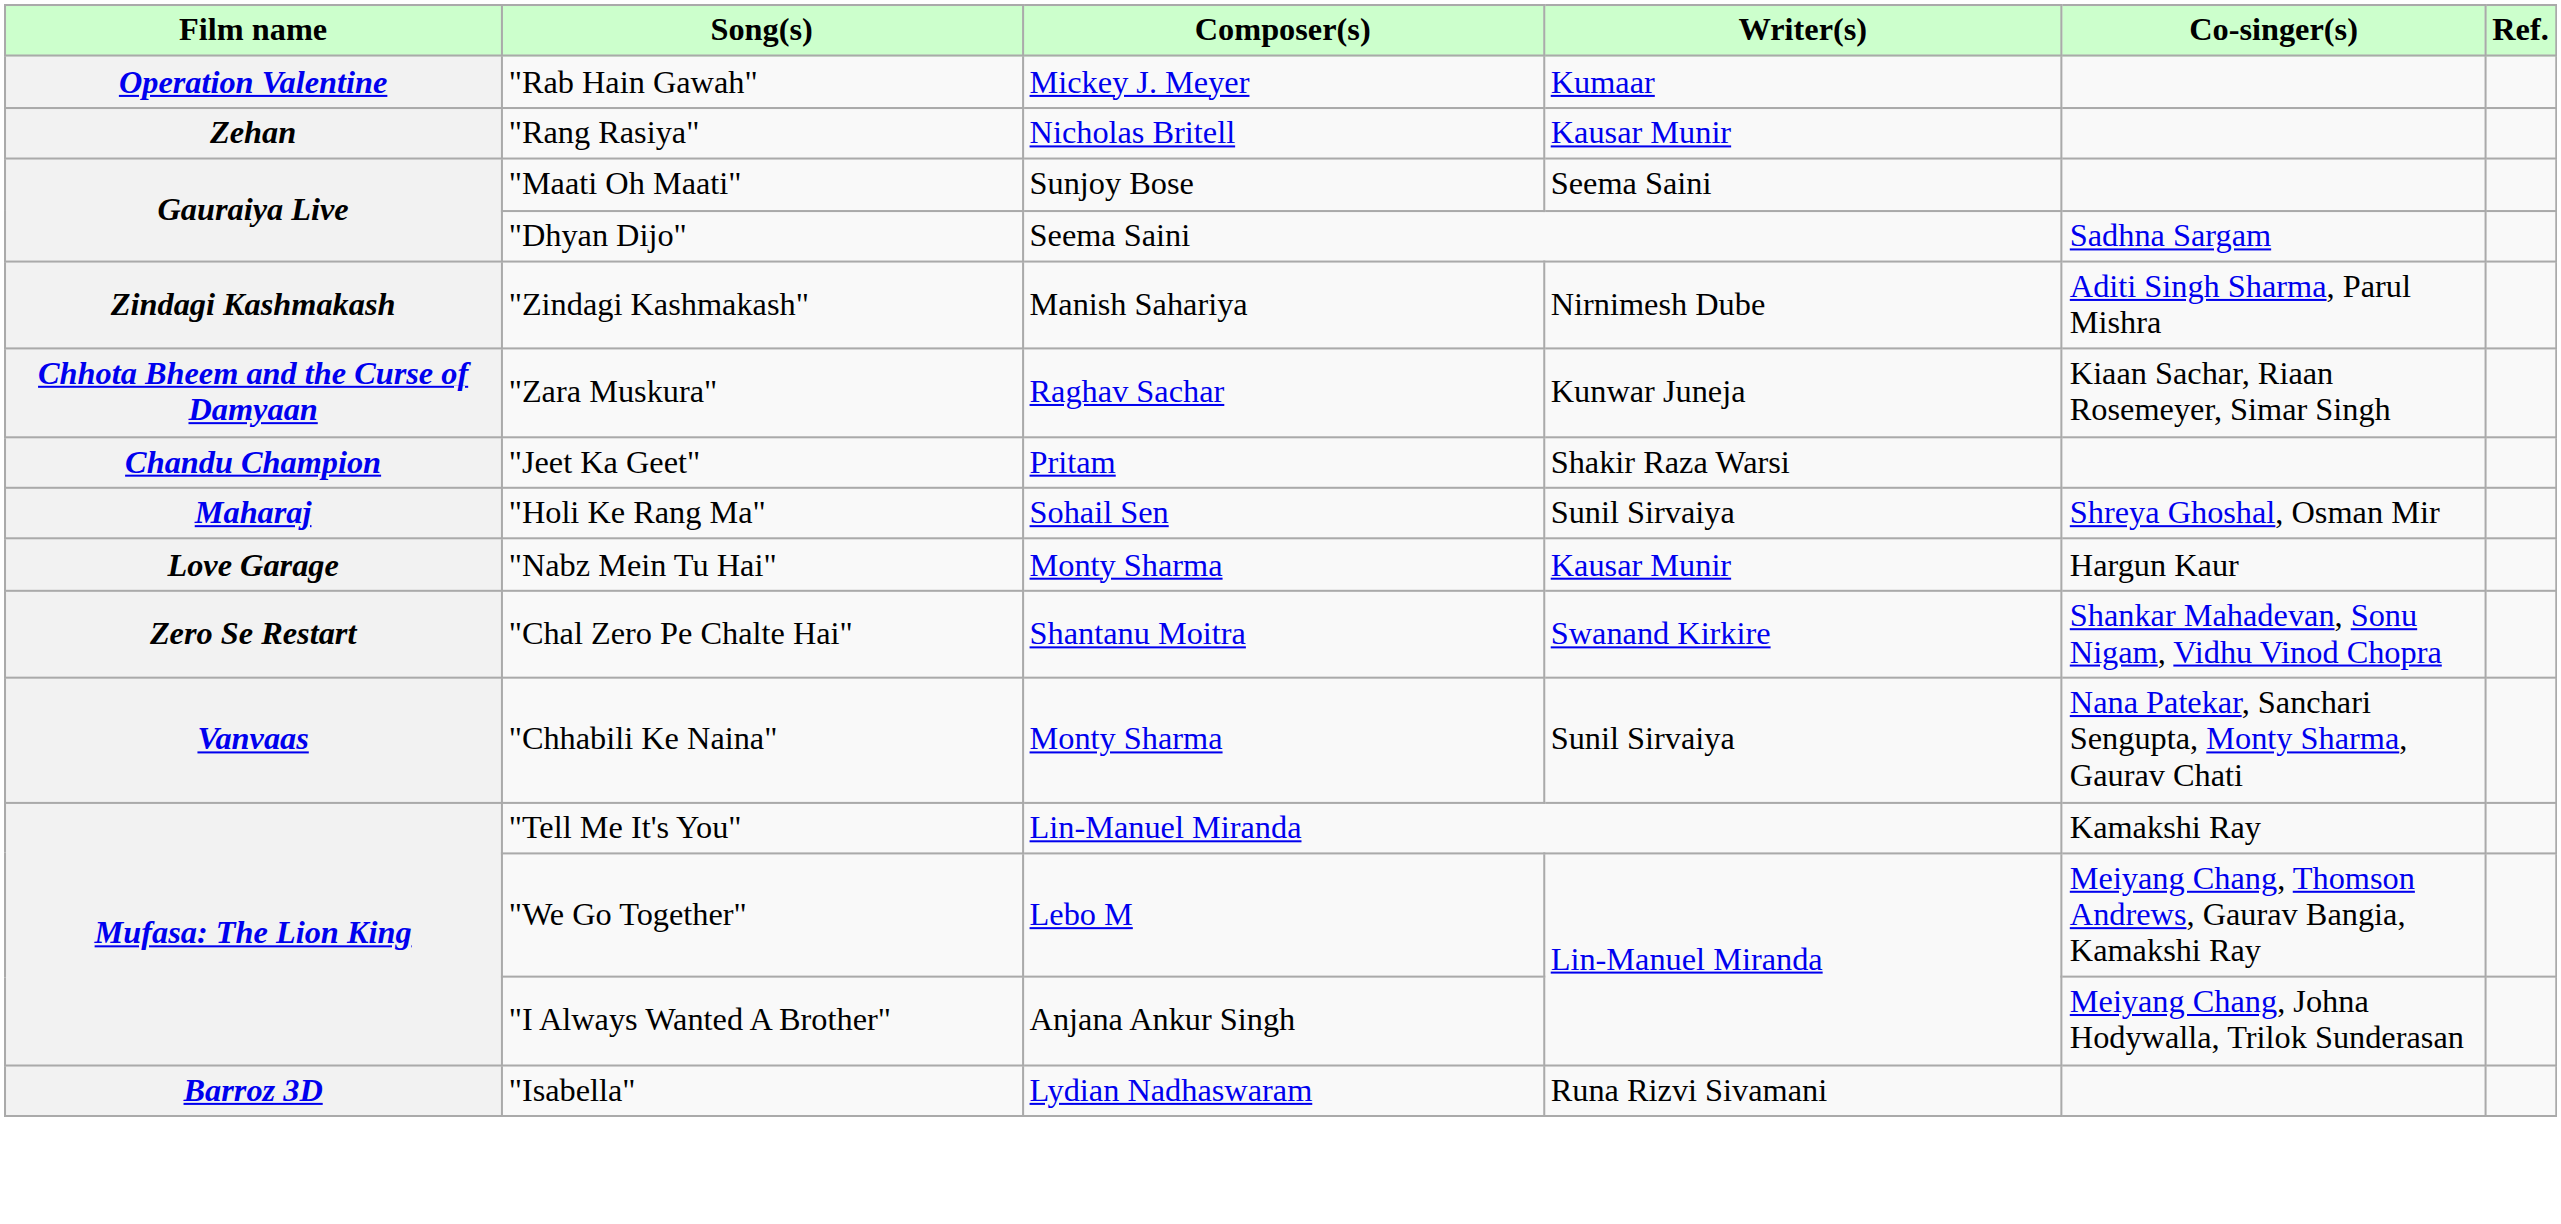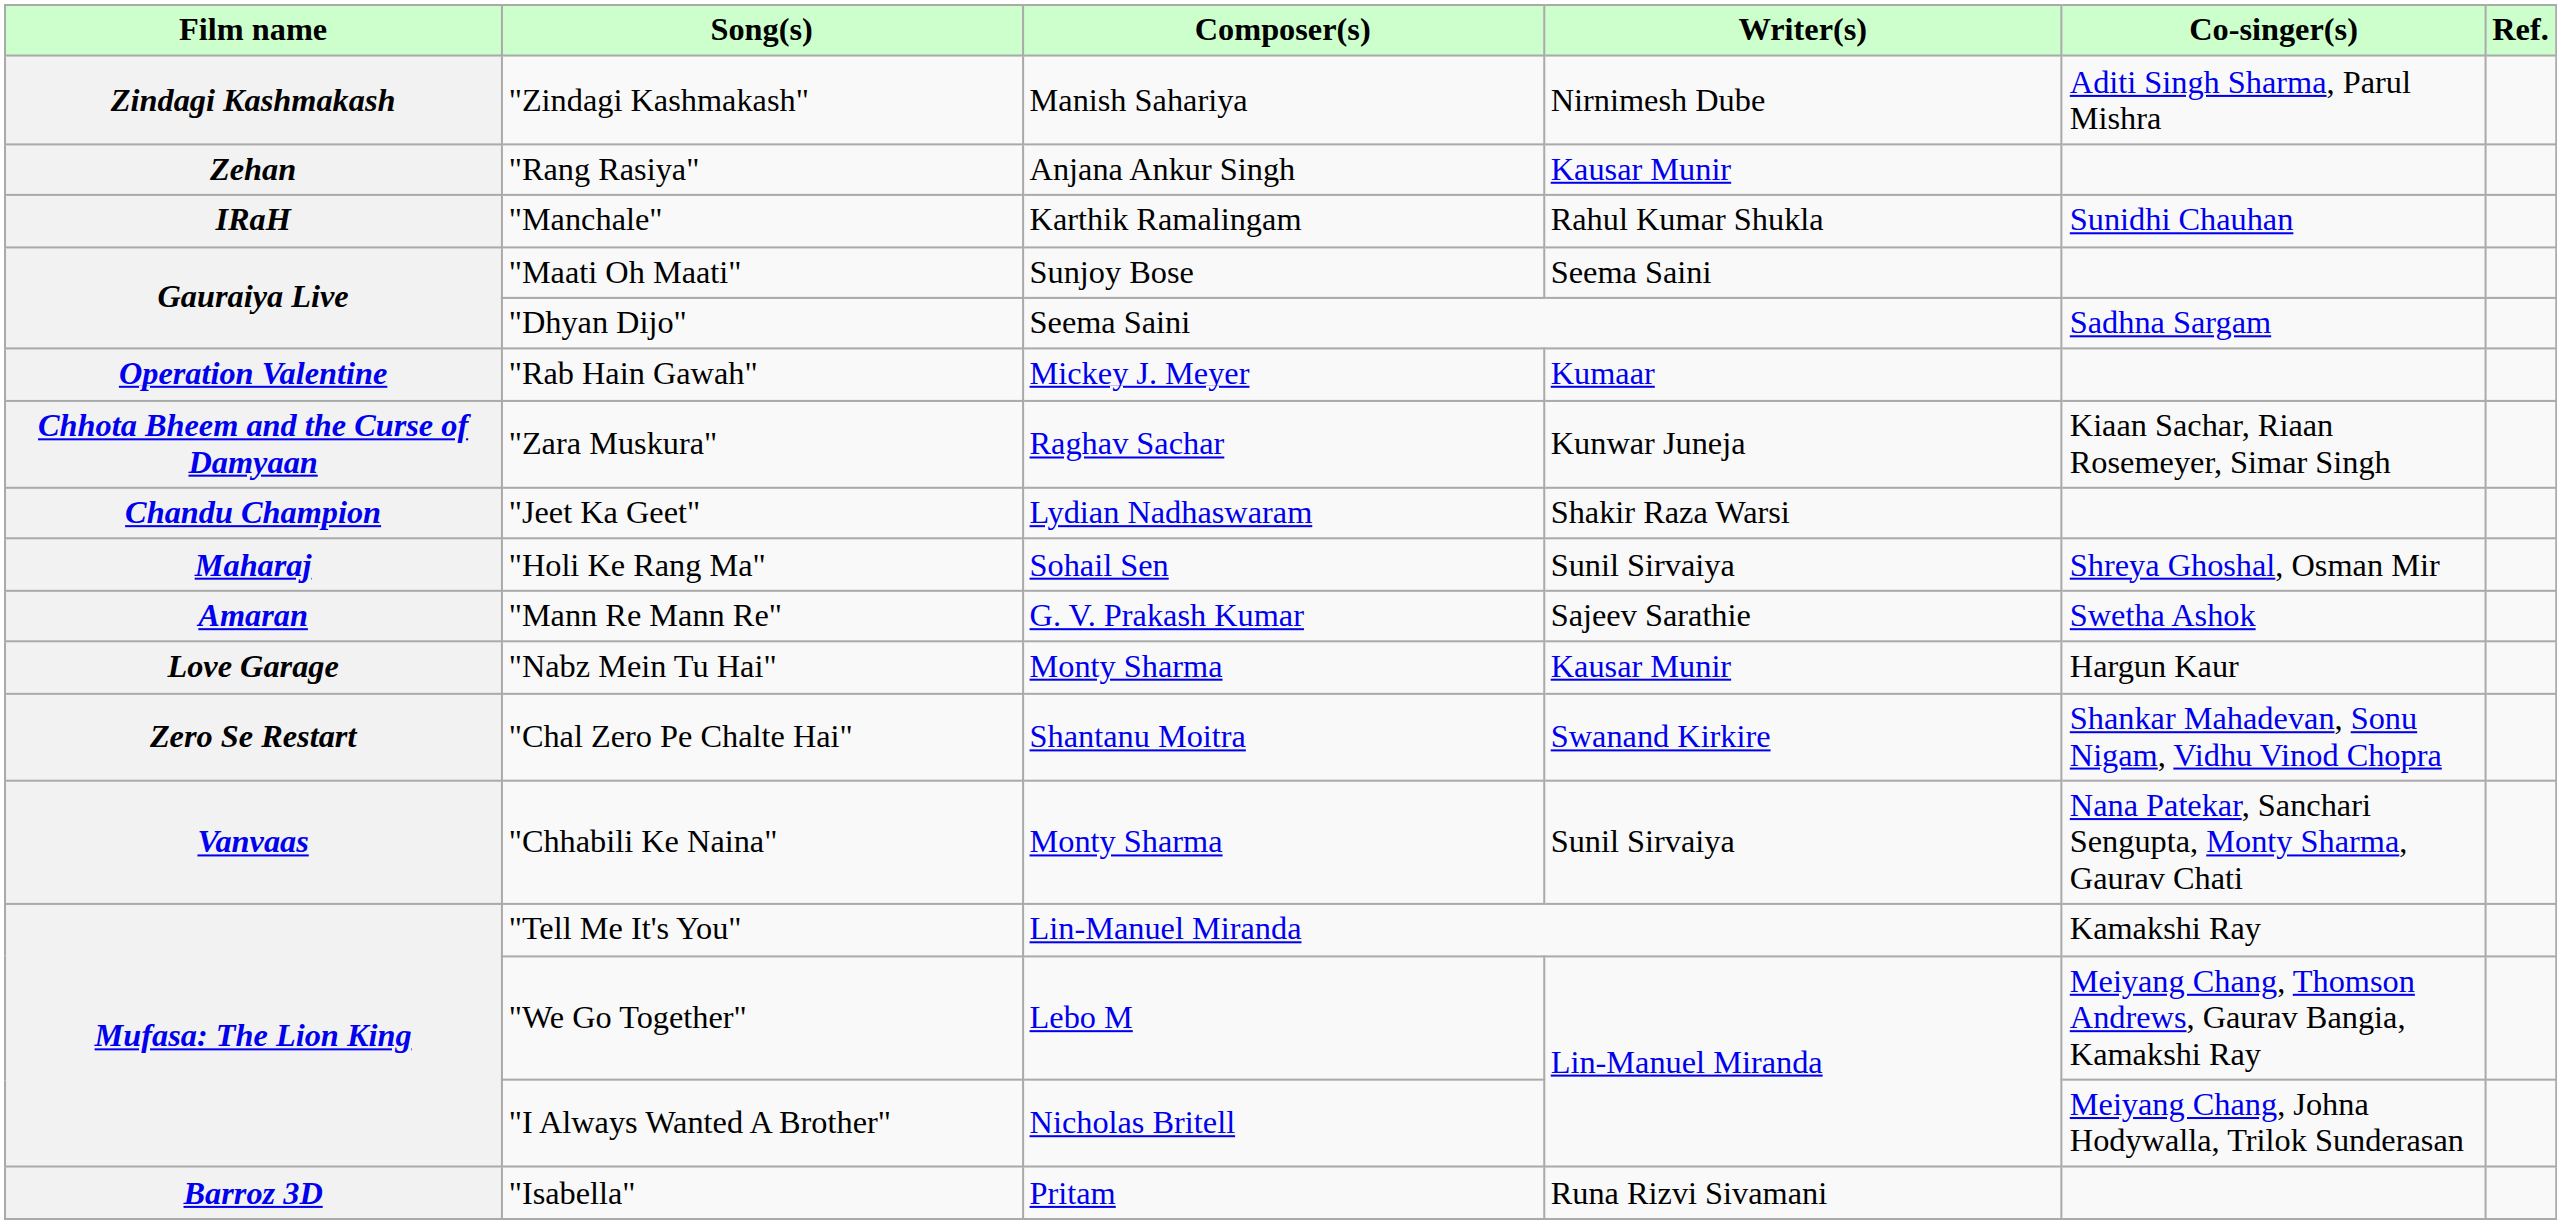rows swapped: (633, 81) <-> (659, 304)
(1132, 132) Nicholas Britell -> (1162, 169) Anjana Ankur Singh
+ row: (586, 220)
(1073, 461) Pritam -> (1171, 512) Lydian Nadhaswaram
+ row: (645, 615)
(1162, 1020) Anjana Ankur Singh -> (1132, 1122) Nicholas Britell
(1171, 1089) Lydian Nadhaswaram -> (1073, 1192) Pritam
